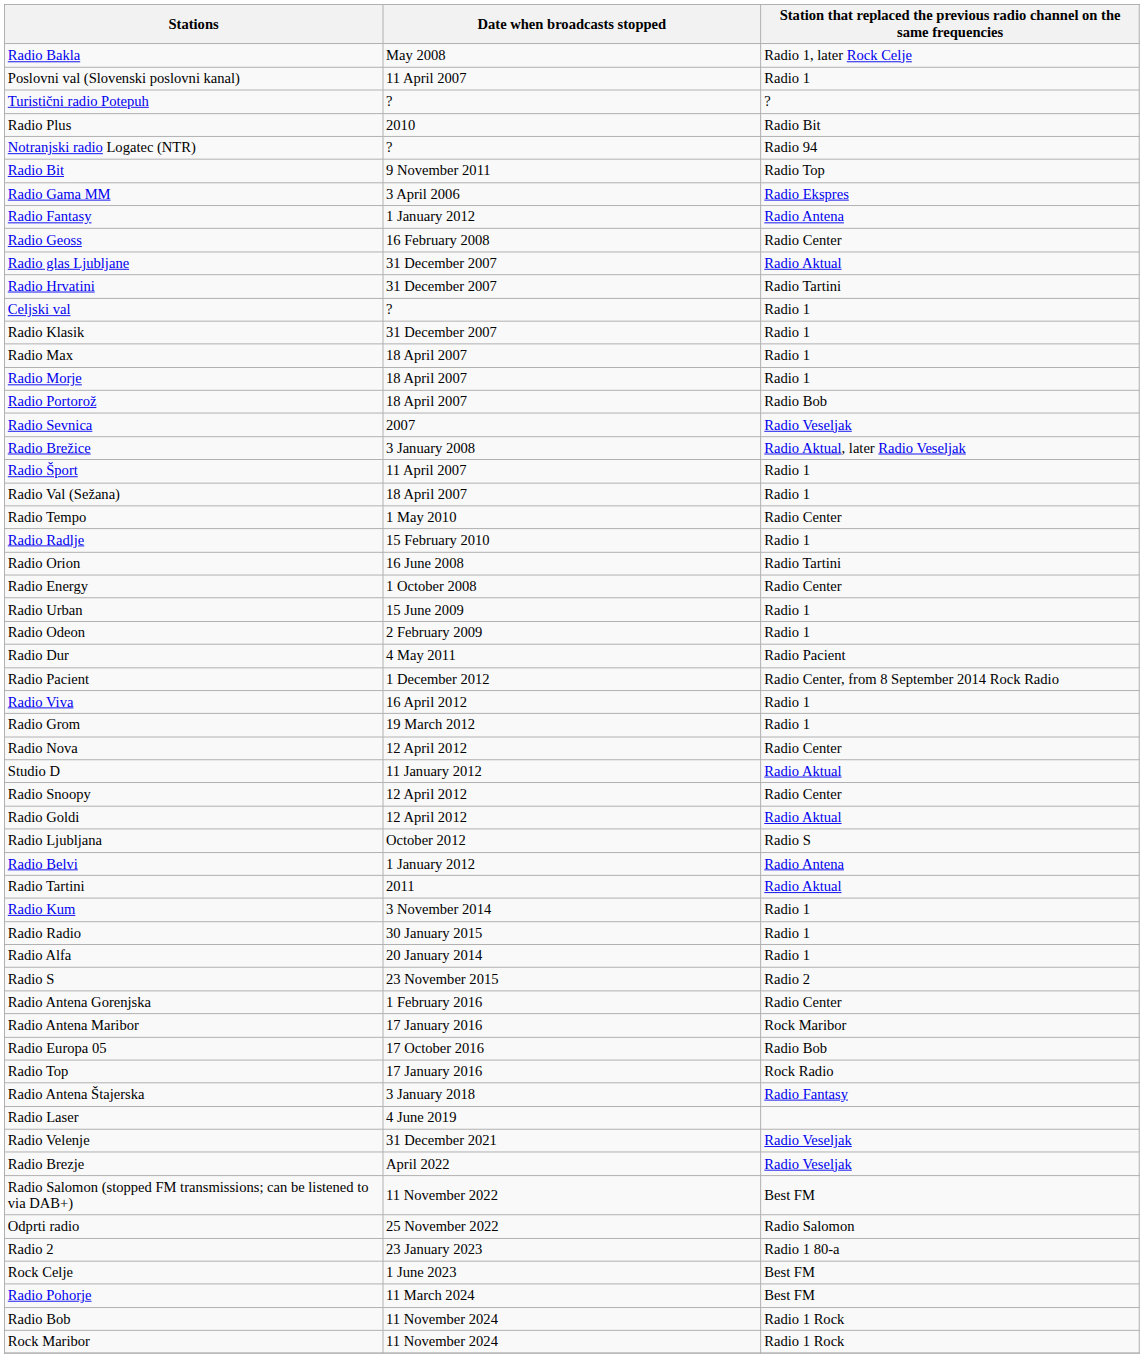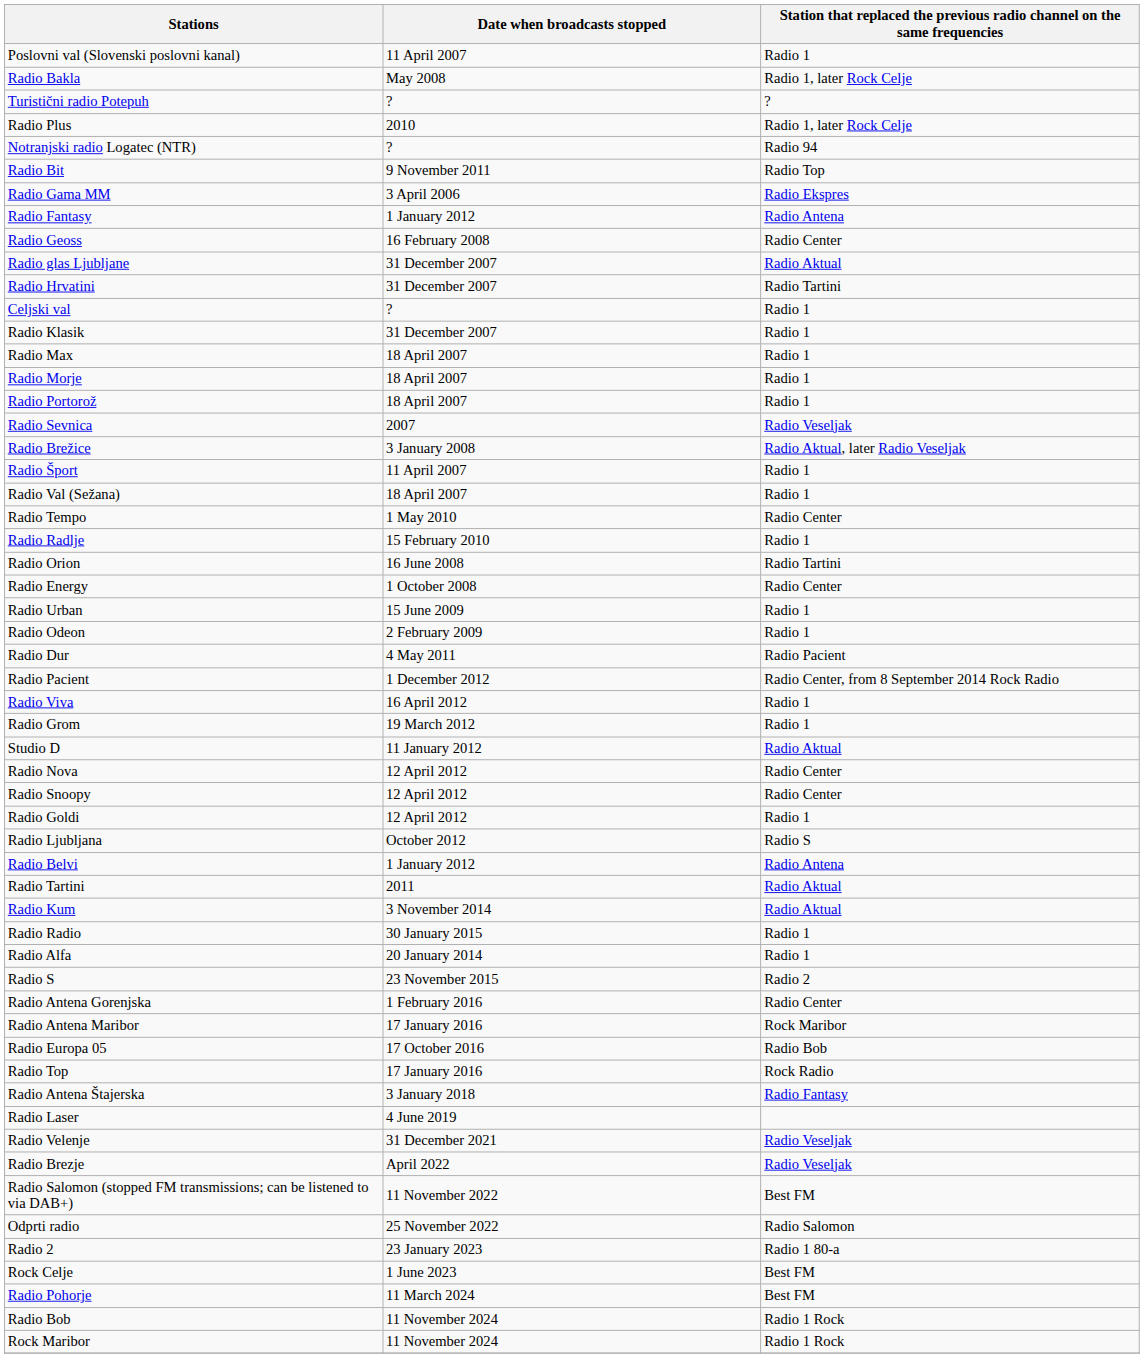rows swapped: (124, 78) <-> (44, 55)
(792, 124) Radio Bit -> (838, 124) Radio 1, later Rock Celje
(796, 401) Radio Bob -> (787, 401) Radio 1
rows swapped: (34, 771) <-> (43, 748)
(803, 817) Radio Aktual -> (787, 817) Radio 1
(787, 909) Radio 1 -> (803, 909) Radio Aktual
